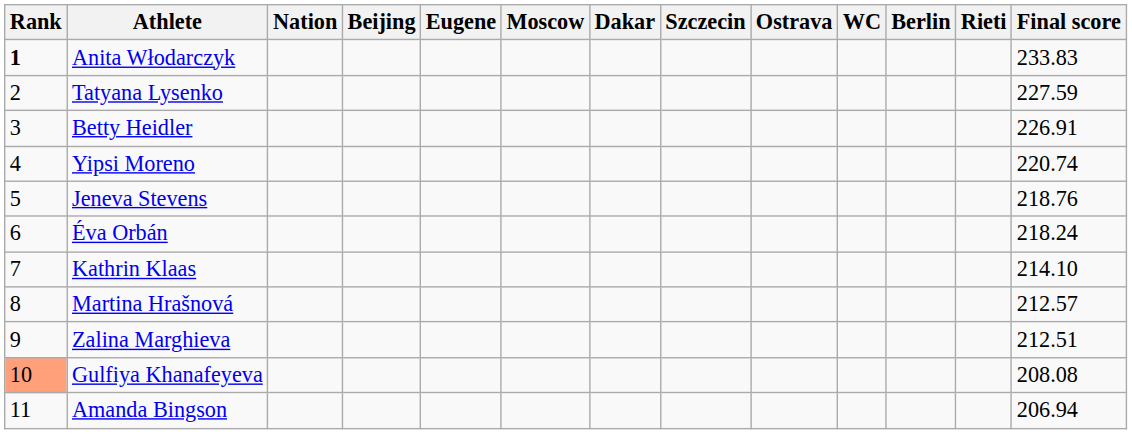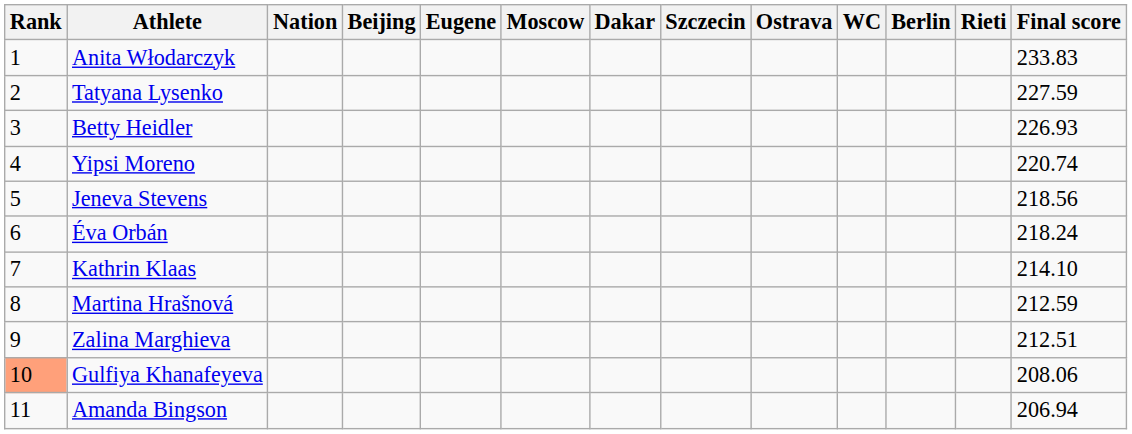(15, 57) bold -> (15, 57) normal
(1047, 127) 226.91 -> (1047, 127) 226.93
(1047, 198) 218.76 -> (1047, 198) 218.56
(1047, 304) 212.57 -> (1047, 304) 212.59
(1047, 374) 208.08 -> (1047, 374) 208.06
